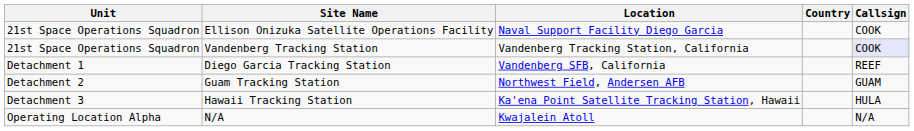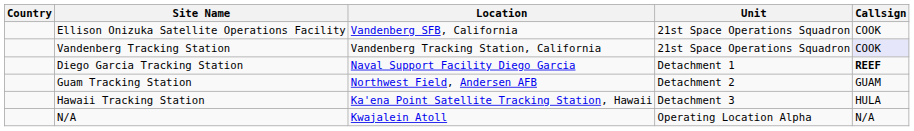columns swapped: (103, 13) <-> (828, 13)
(611, 30) Naval Support Facility Diego Garcia -> (434, 30) Vandenberg SFB, California
(582, 65) Vandenberg SFB, California -> (463, 65) Naval Support Facility Diego Garcia
(868, 65) normal -> (868, 65) bold
